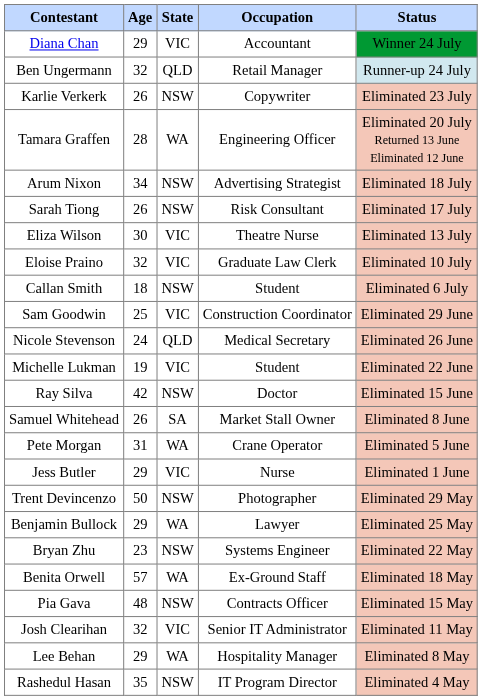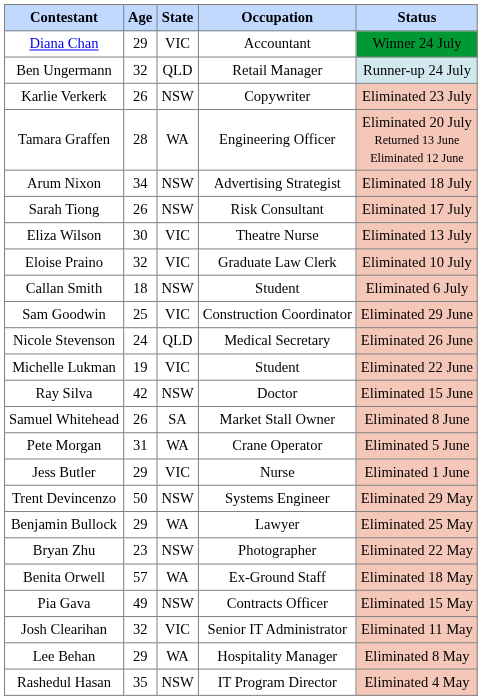(277, 498) Photographer -> (277, 498) Systems Engineer
(277, 550) Systems Engineer -> (277, 550) Photographer
(140, 603) 48 -> (140, 603) 49
